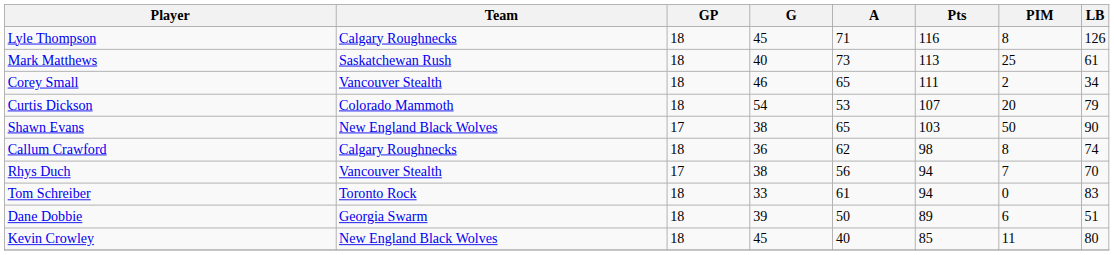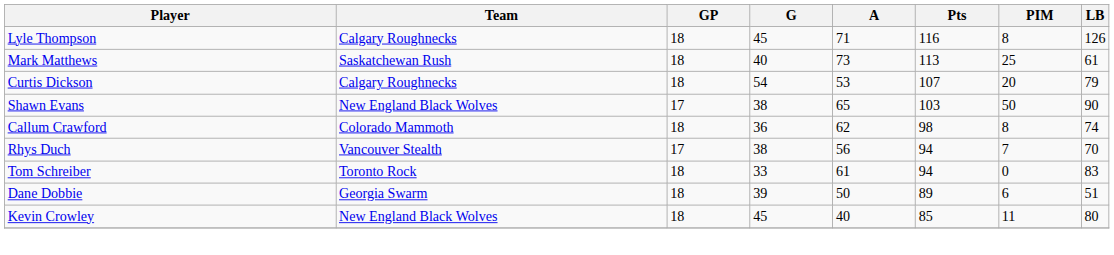- row: (43, 82)
(396, 104) Colorado Mammoth -> (398, 82) Calgary Roughnecks
(398, 149) Calgary Roughnecks -> (396, 127) Colorado Mammoth
